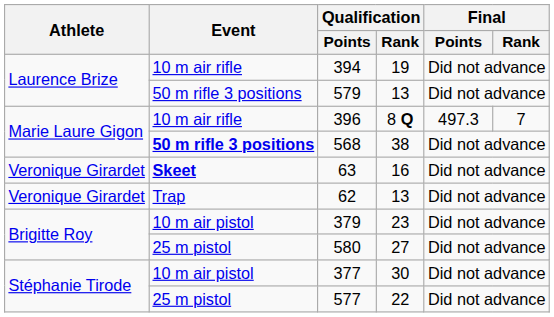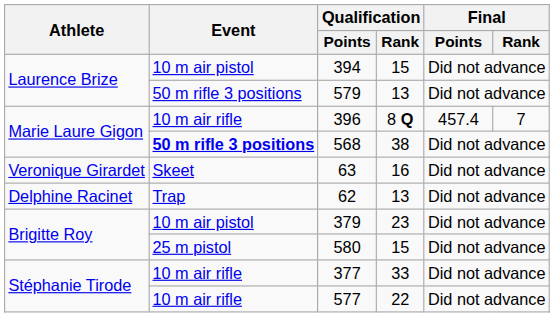(197, 68) 10 m air rifle -> (203, 68) 10 m air pistol
(400, 68) 19 -> (400, 68) 15
(458, 119) 497.3 -> (458, 119) 457.4
(174, 171) bold -> (173, 171) normal
(77, 196) Veronique Girardet -> (70, 196) Delphine Racinet
(400, 248) 27 -> (400, 248) 15
(203, 273) 10 m air pistol -> (197, 273) 10 m air rifle
(400, 273) 30 -> (400, 273) 33
(192, 299) 25 m pistol -> (197, 299) 10 m air rifle
